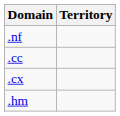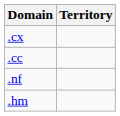rows swapped: (16, 79) <-> (15, 36)
